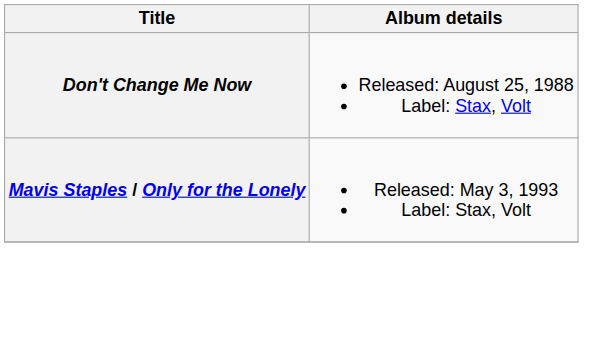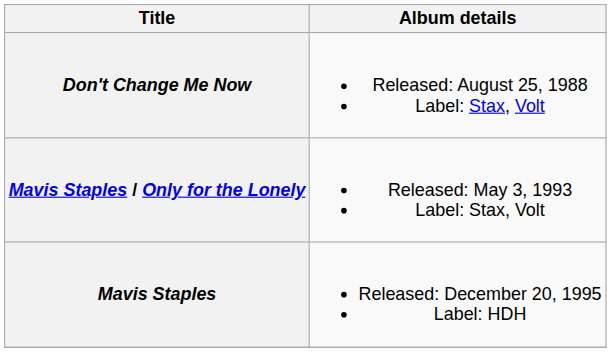+ row: (157, 294)
